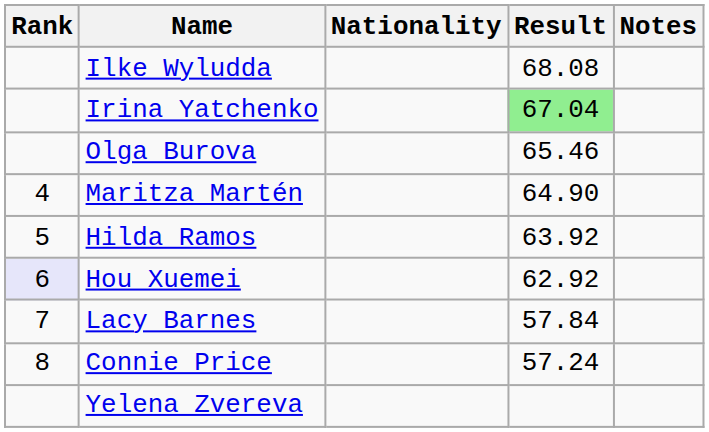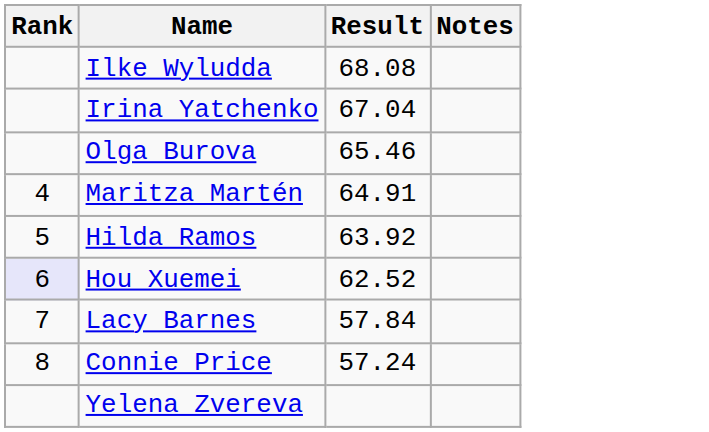- column: (416, 26)
(560, 110) lightgreen background -> (377, 110) no background
(560, 195) 64.90 -> (377, 195) 64.91
(560, 279) 62.92 -> (377, 279) 62.52
